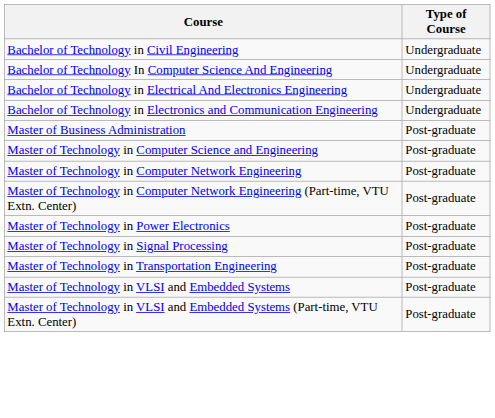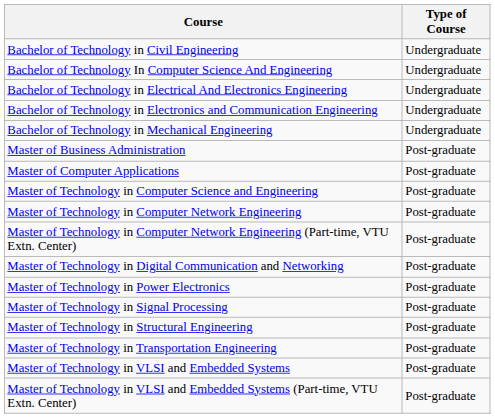+ row: (140, 130)
+ row: (93, 171)
+ row: (175, 266)
+ row: (130, 327)
